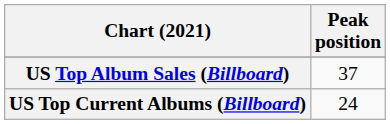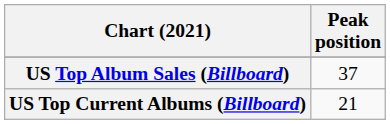(348, 103) 24 -> (348, 103) 21
